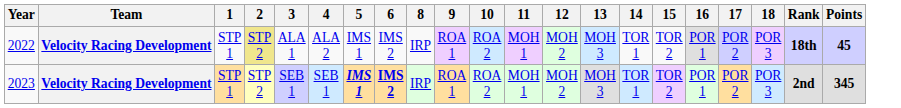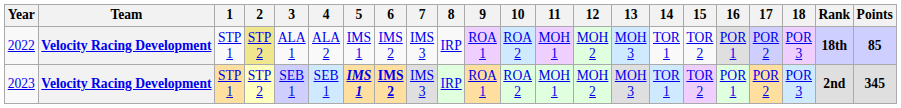+ column: (422, 15)
(844, 45) 45 -> (875, 45) 85
